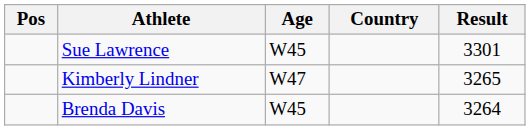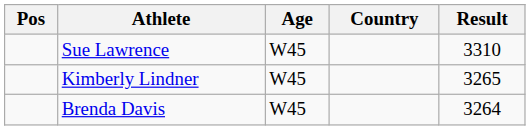(482, 49) 3301 -> (482, 49) 3310
(288, 79) W47 -> (288, 79) W45
